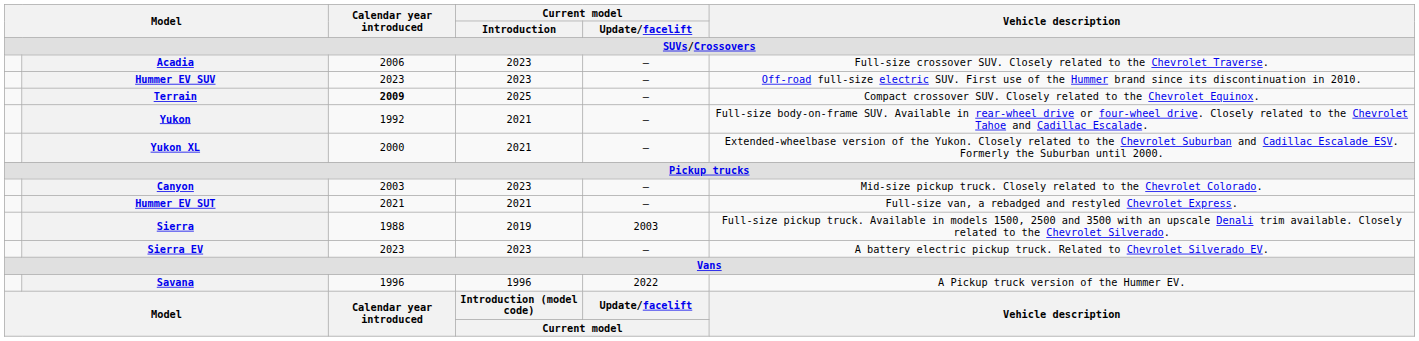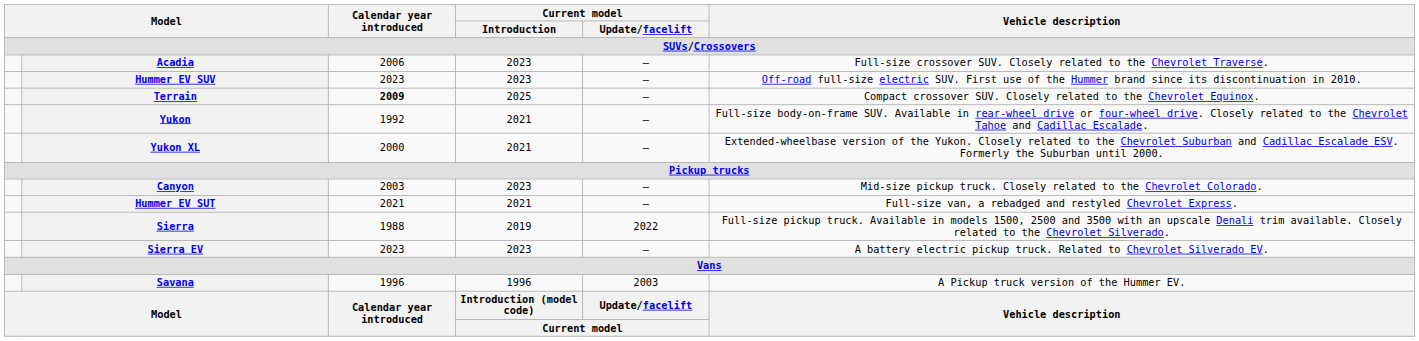(646, 227) 2003 -> (646, 227) 2022
(646, 283) 2022 -> (646, 283) 2003
